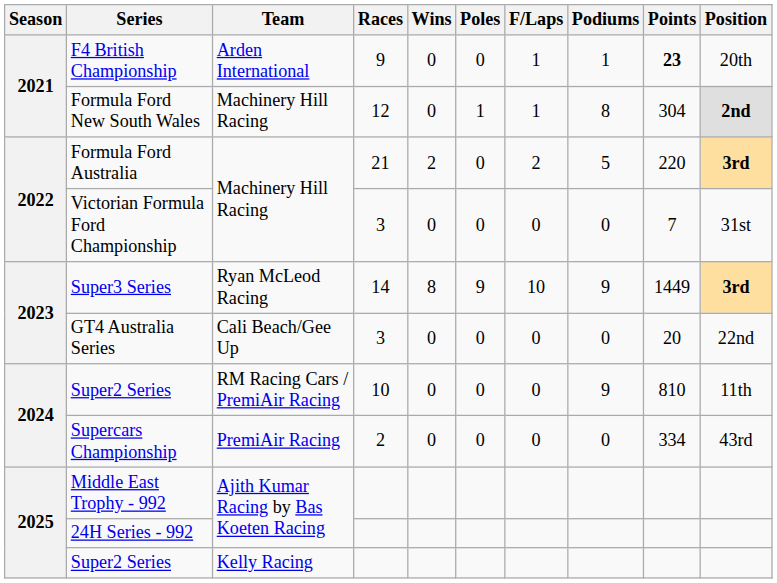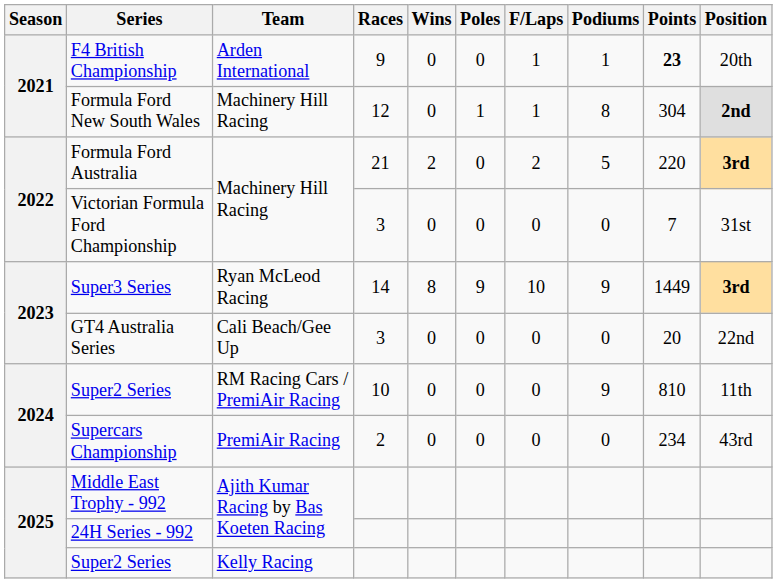(672, 441) 334 -> (672, 441) 234
